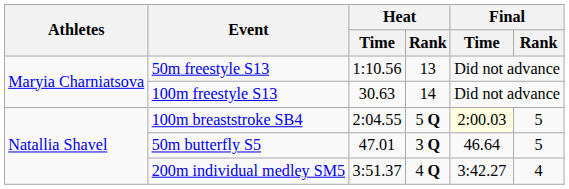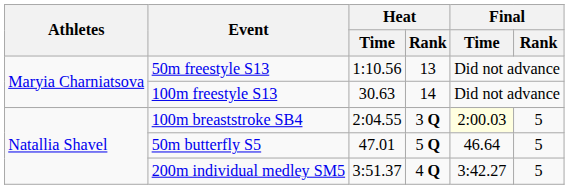(428, 119) 5 Q -> (428, 119) 3 Q
(428, 145) 3 Q -> (428, 145) 5 Q
(539, 171) 4 -> (539, 171) 5
